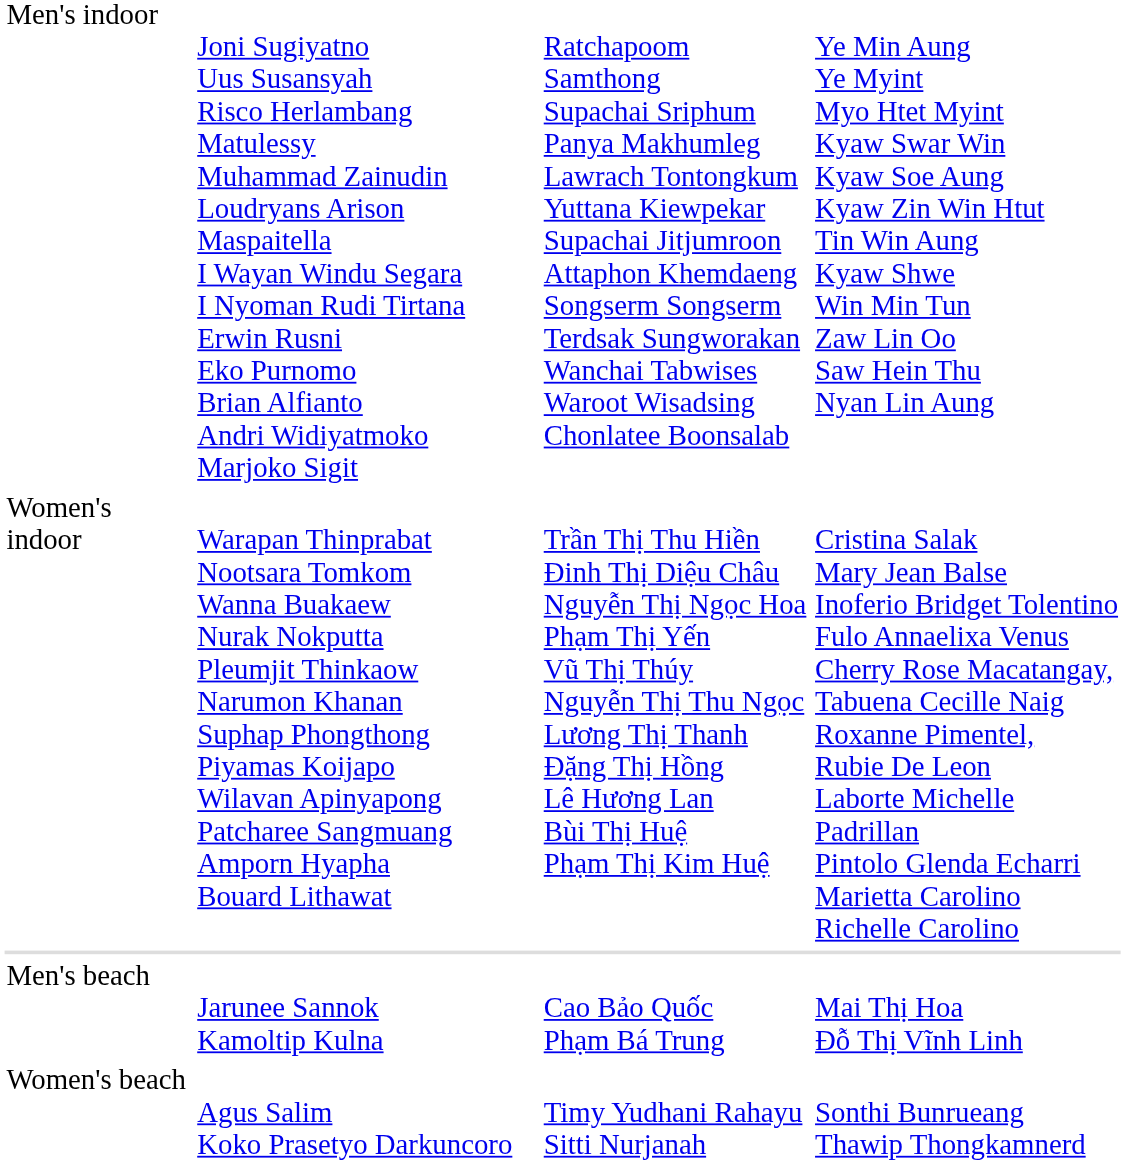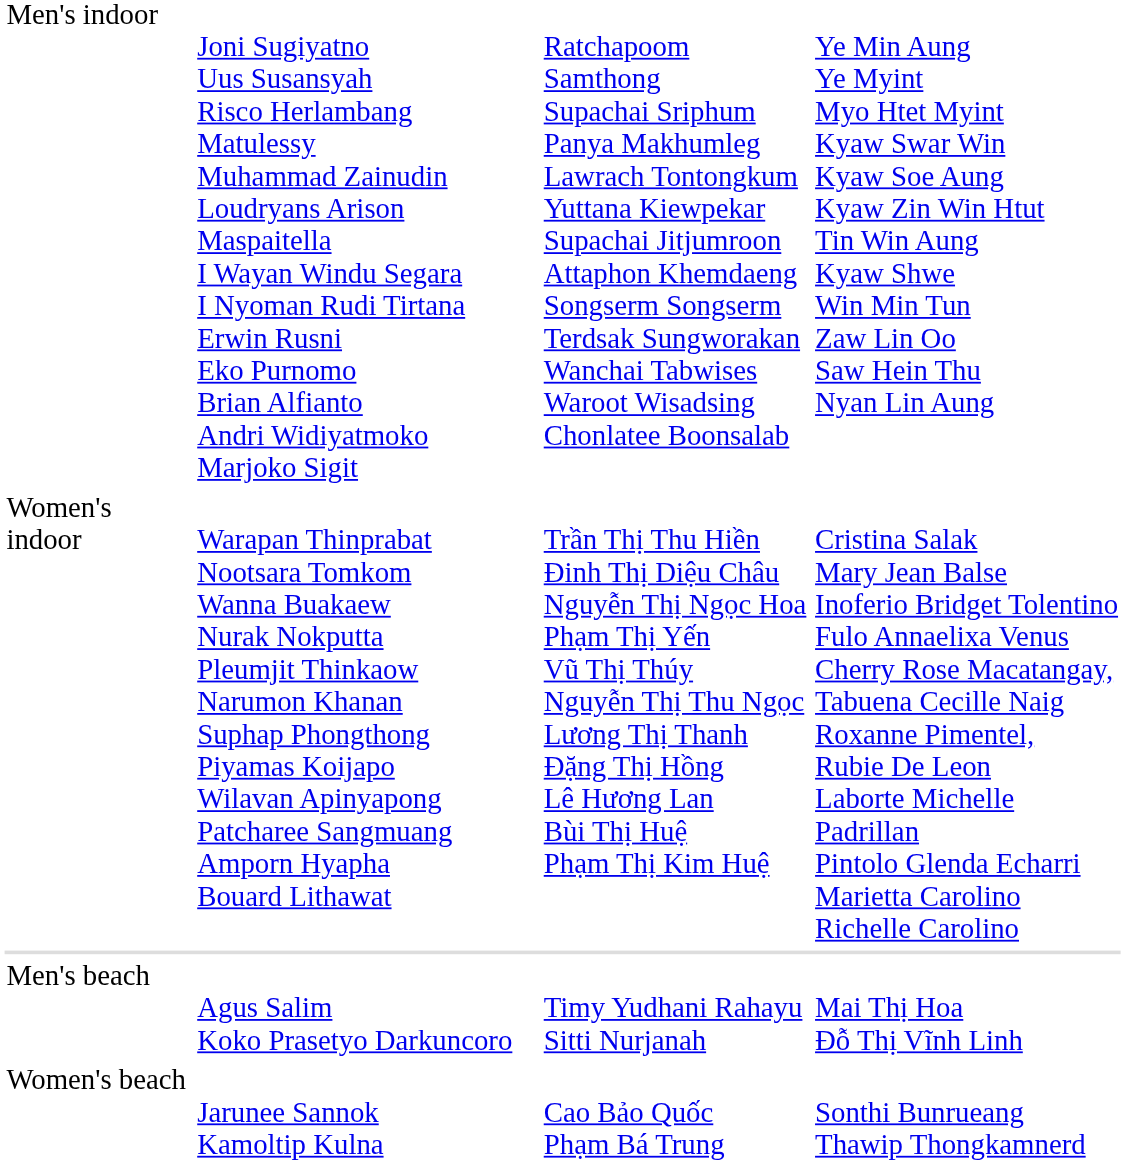(290, 1024) Jarunee Sannok Kamoltip Kulna -> (355, 1024) Agus Salim Koko Prasetyo Darkuncoro
(634, 1024) Cao Bảo Quốc Phạm Bá Trung -> (673, 1024) Timy Yudhani Rahayu Sitti Nurjanah
(355, 1128) Agus Salim Koko Prasetyo Darkuncoro -> (290, 1128) Jarunee Sannok Kamoltip Kulna
(673, 1128) Timy Yudhani Rahayu Sitti Nurjanah -> (634, 1128) Cao Bảo Quốc Phạm Bá Trung
